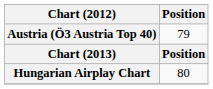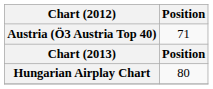(184, 34) 79 -> (184, 34) 71
